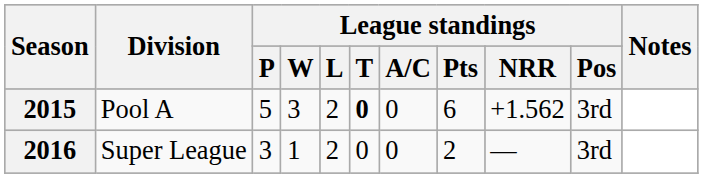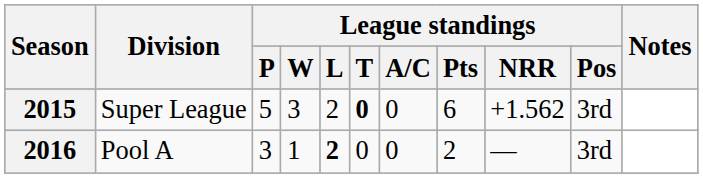(137, 109) Pool A -> (174, 109) Super League
(174, 151) Super League -> (137, 151) Pool A
(332, 151) normal -> (332, 151) bold
